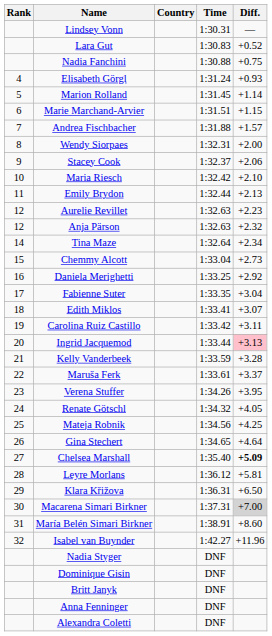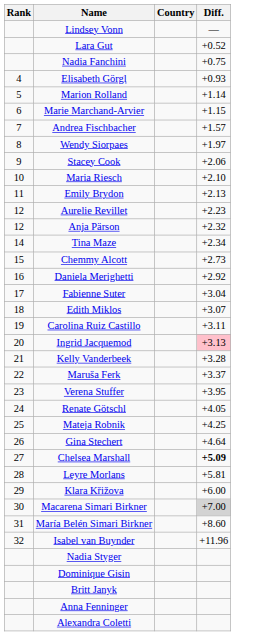- column: (215, 12)
(250, 144) +2.00 -> (214, 144) +1.97
(250, 491) +6.50 -> (214, 491) +6.00
